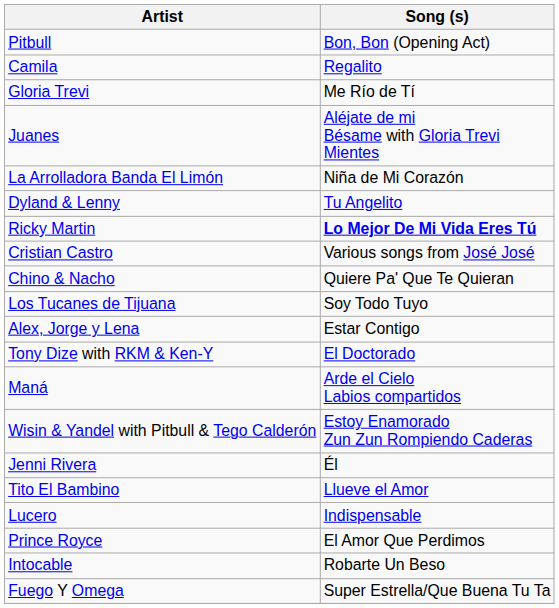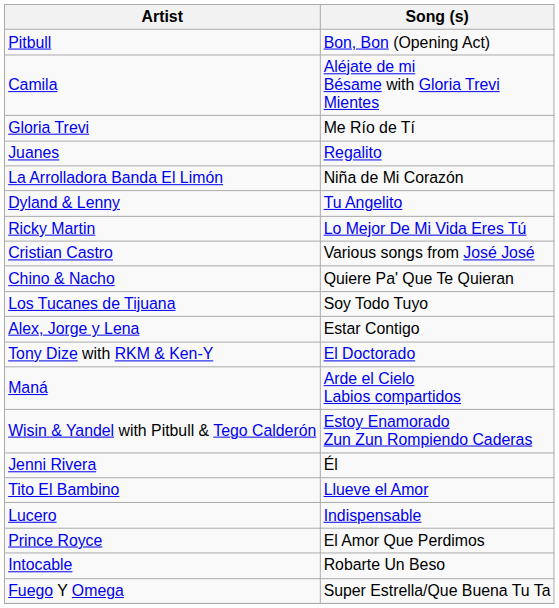(353, 67) Regalito -> (412, 85) Aléjate de mi Bésame with Gloria Trevi Mientes
(412, 135) Aléjate de mi Bésame with Gloria Trevi Mientes -> (353, 153) Regalito
(430, 228) bold -> (425, 228) normal
